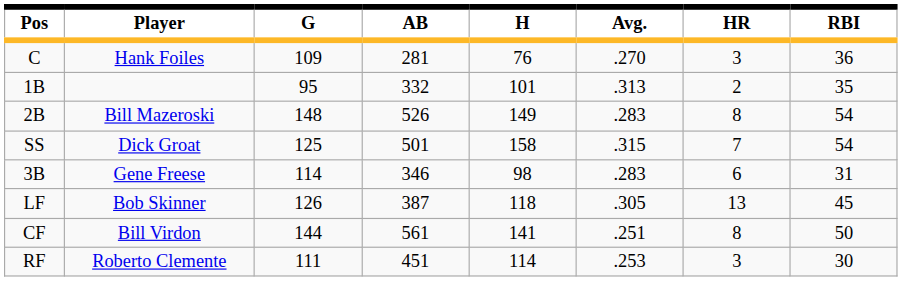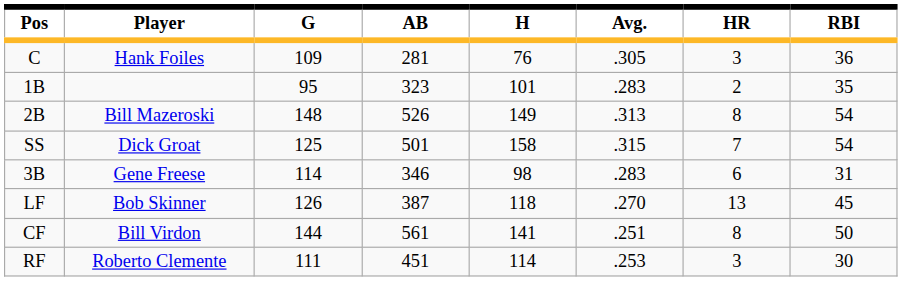(630, 57) .270 -> (630, 57) .305
(415, 86) 332 -> (415, 86) 323
(630, 86) .313 -> (630, 86) .283
(630, 115) .283 -> (630, 115) .313
(630, 203) .305 -> (630, 203) .270
